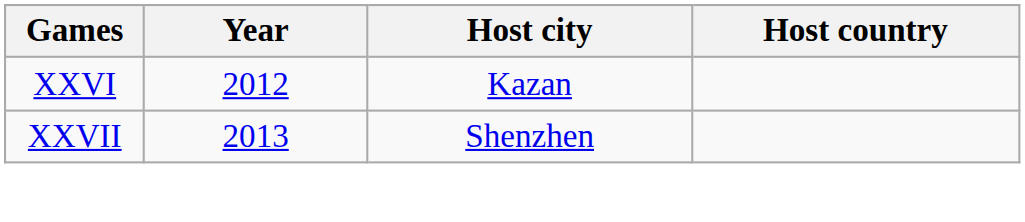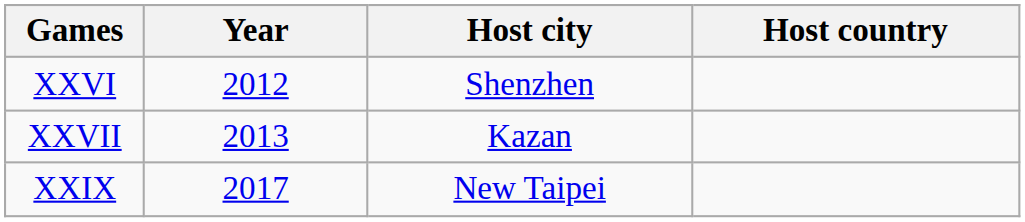(530, 83) Kazan -> (530, 83) Shenzhen
(530, 135) Shenzhen -> (530, 135) Kazan
+ row: (75, 188)
